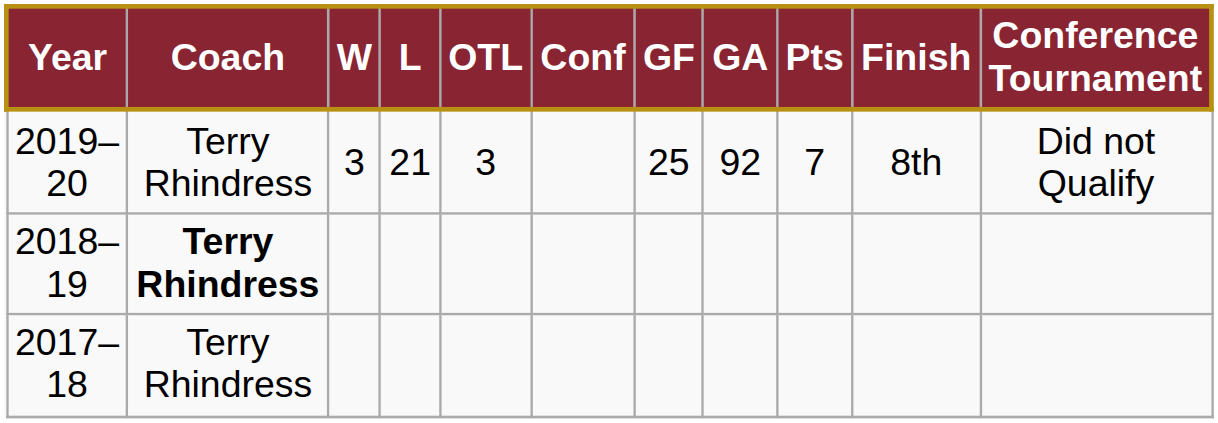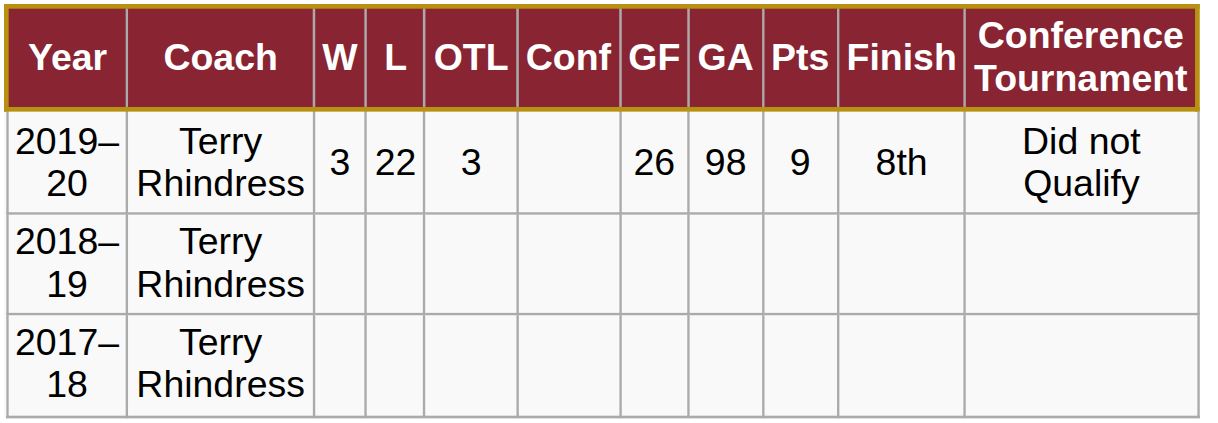(410, 161) 21 -> (396, 161) 22
(669, 161) 25 -> (654, 161) 26
(740, 161) 92 -> (726, 161) 98
(815, 161) 7 -> (800, 161) 9
(228, 262) bold -> (221, 262) normal
